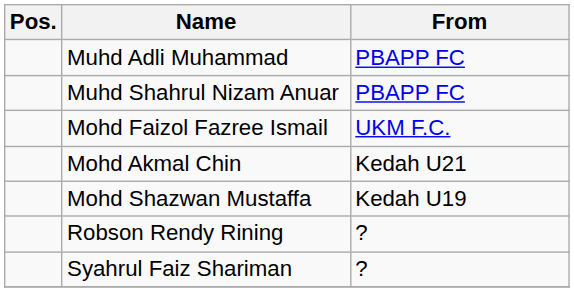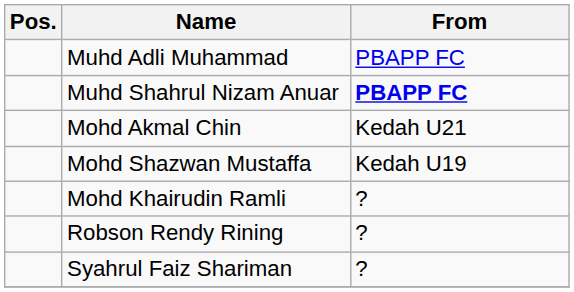(410, 92) normal -> (411, 92) bold
- row: (197, 127)
+ row: (176, 198)
